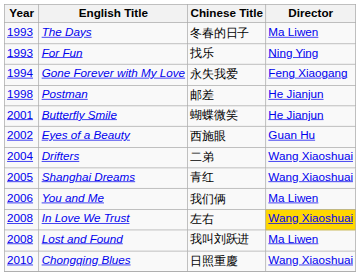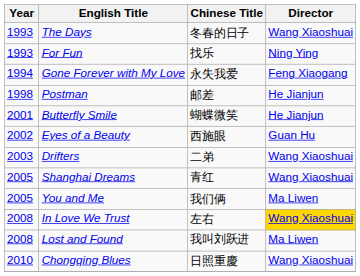(293, 32) Ma Liwen -> (311, 32) Wang Xiaoshuai
(20, 156) 2004 -> (20, 156) 2003
(20, 197) 2006 -> (20, 197) 2005
